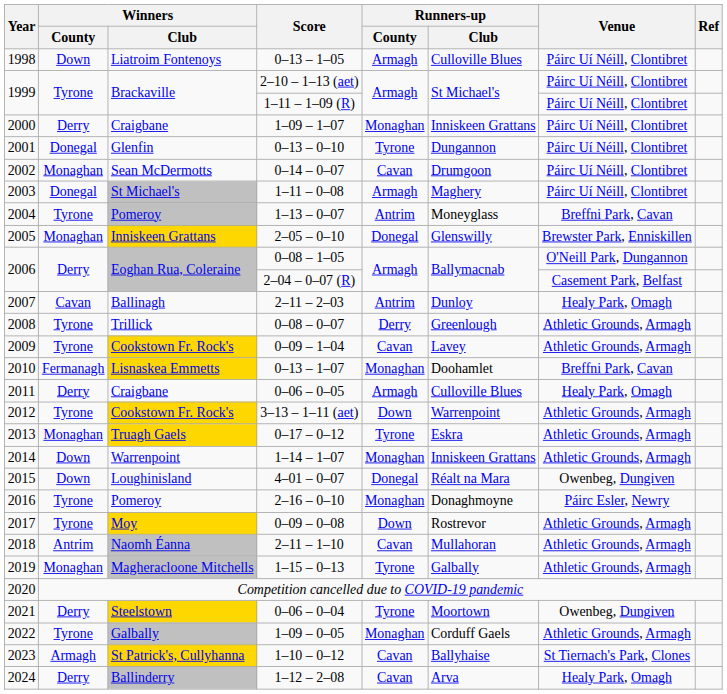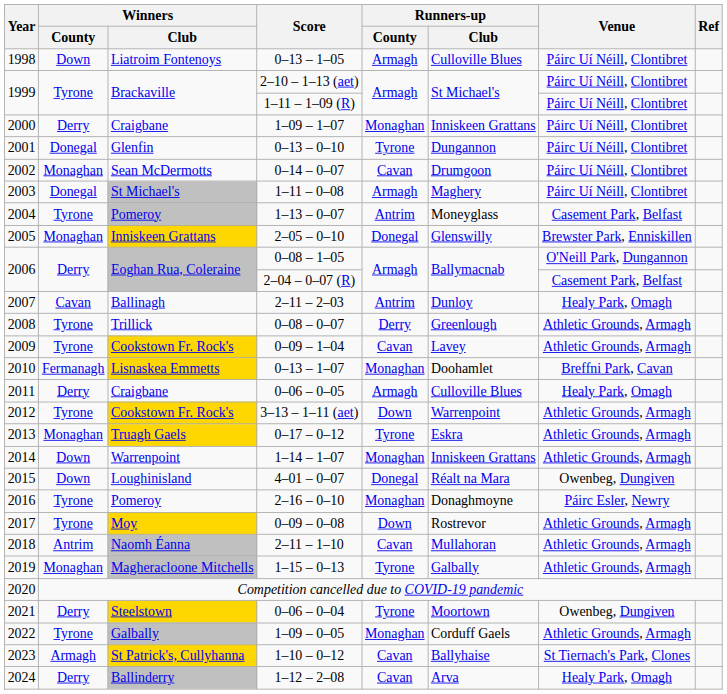(617, 214) Breffni Park, Cavan -> (617, 214) Casement Park, Belfast
